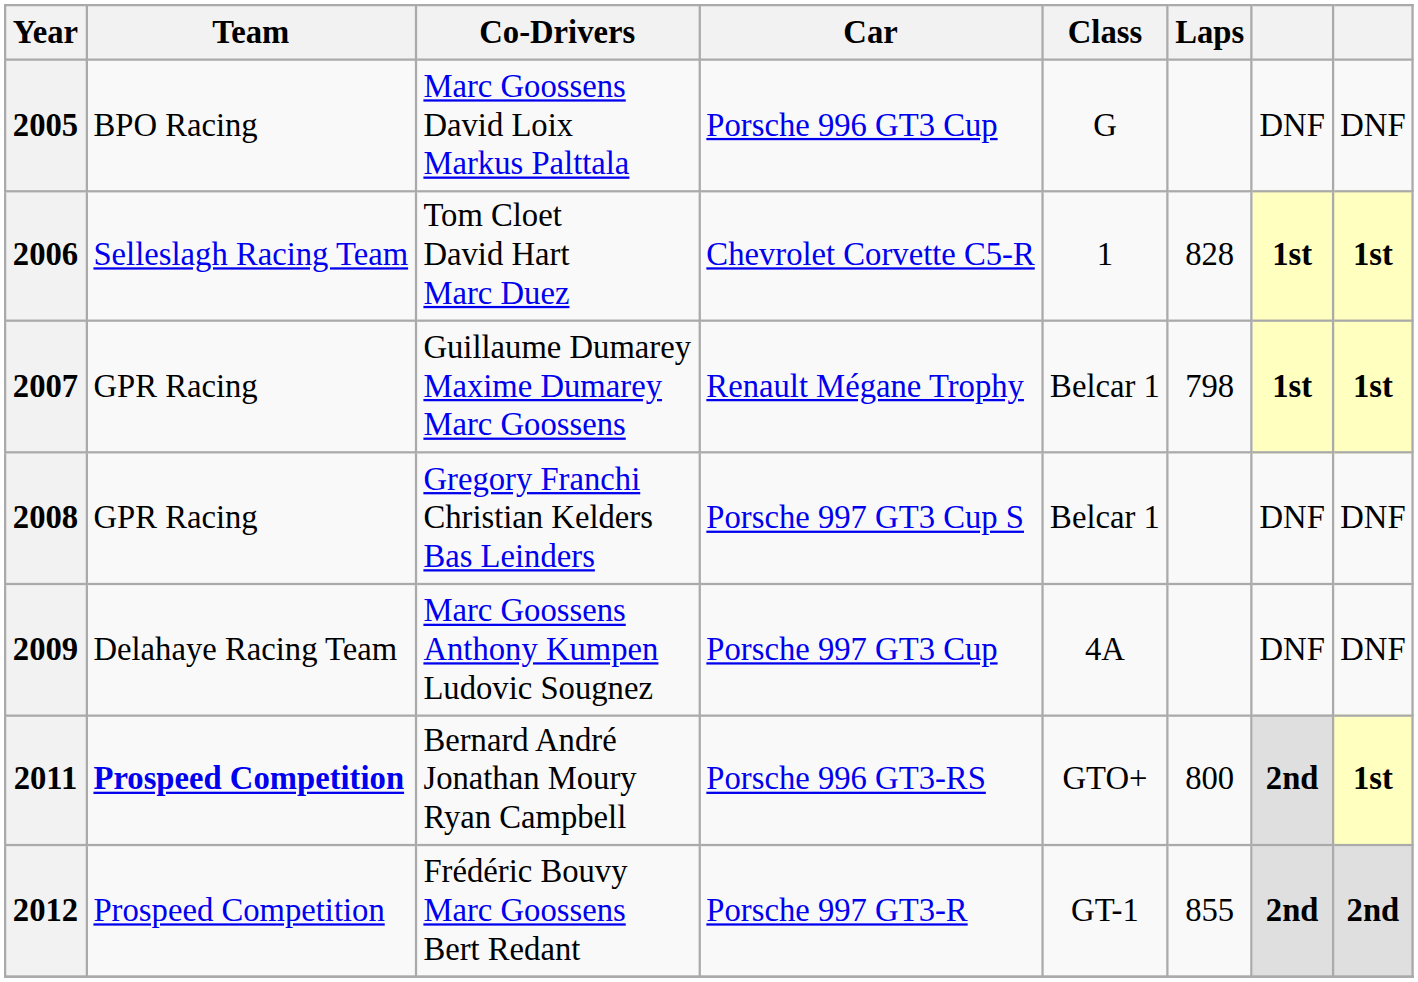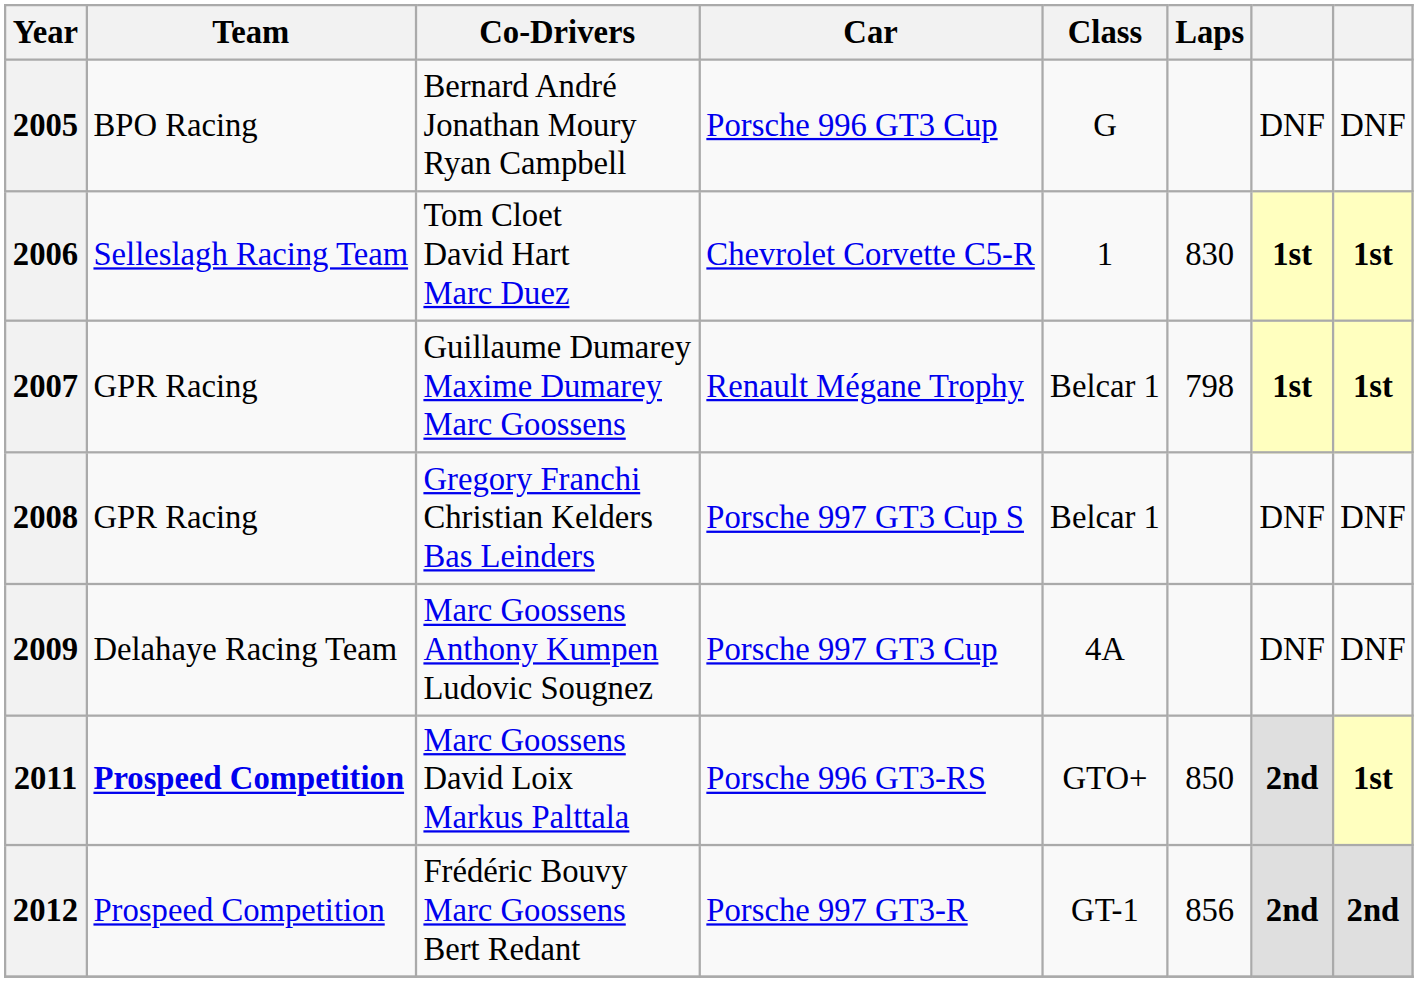(526, 124) Marc Goossens David Loix Markus Palttala -> (530, 124) Bernard André Jonathan Moury Ryan Campbell
(1210, 255) 828 -> (1210, 255) 830
(530, 779) Bernard André Jonathan Moury Ryan Campbell -> (526, 779) Marc Goossens David Loix Markus Palttala
(1210, 779) 800 -> (1210, 779) 850
(1210, 910) 855 -> (1210, 910) 856
